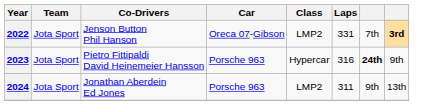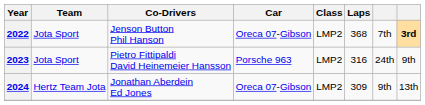(346, 34) 331 -> (359, 34) 368
(309, 61) Hypercar -> (329, 61) LMP2
(372, 61) bold -> (385, 61) normal
(56, 87) Jota Sport -> (69, 87) Hertz Team Jota
(237, 87) Porsche 963 -> (274, 87) Oreca 07-Gibson
(346, 87) 311 -> (359, 87) 309
